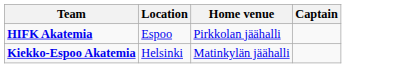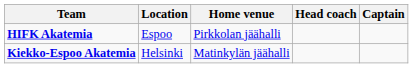+ column: (326, 14)
